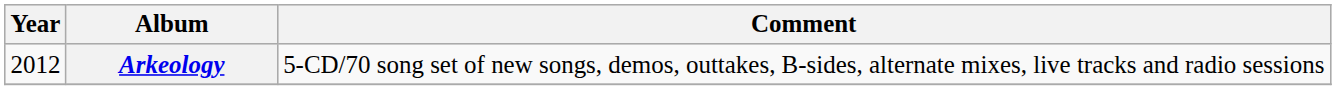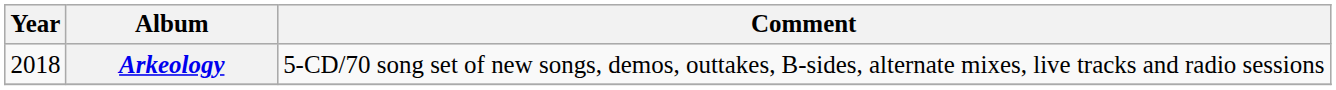(35, 63) 2012 -> (35, 63) 2018
